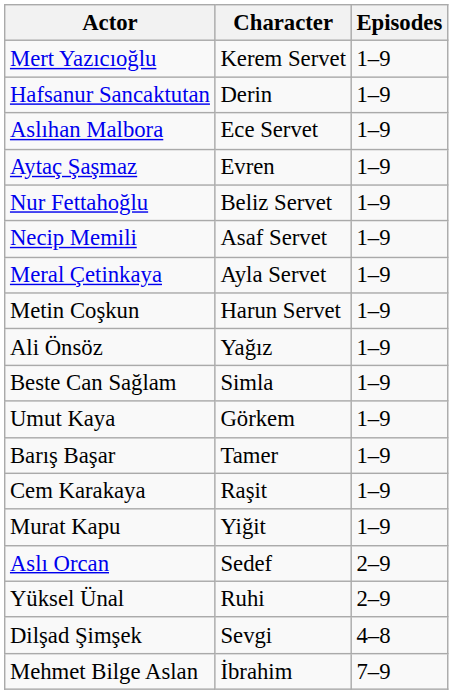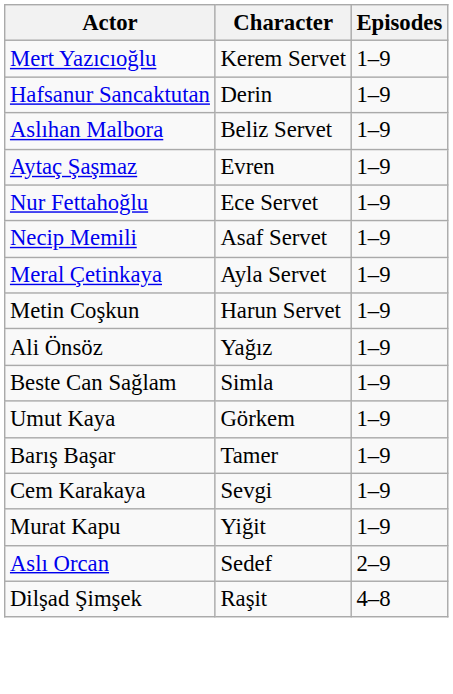(269, 130) Ece Servet -> (276, 130) Beliz Servet
(276, 202) Beliz Servet -> (269, 202) Ece Servet
(244, 490) Raşit -> (246, 490) Sevgi
- row: (67, 599)
(246, 635) Sevgi -> (244, 599) Raşit
- row: (104, 671)
